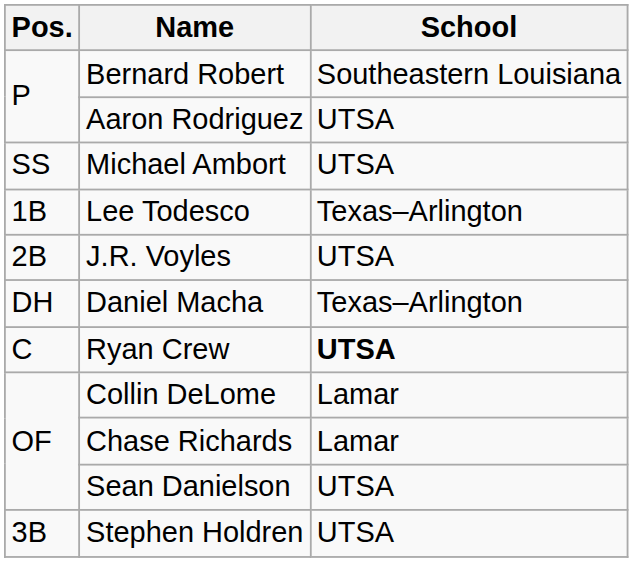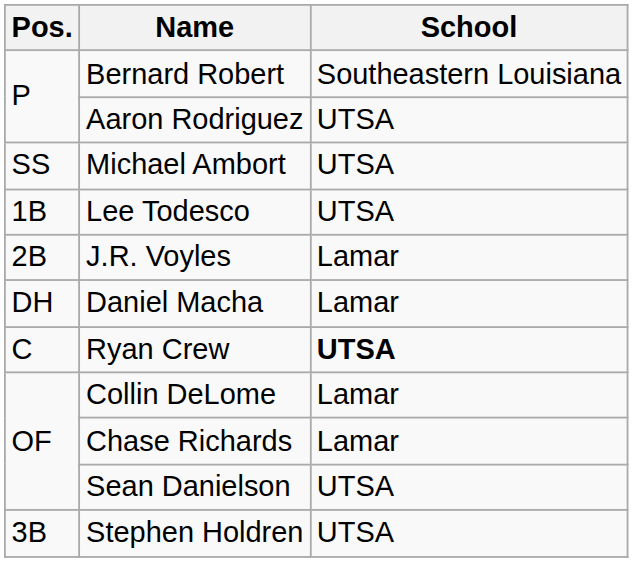(420, 211) Texas–Arlington -> (355, 211) UTSA
(355, 257) UTSA -> (358, 257) Lamar
(420, 303) Texas–Arlington -> (358, 303) Lamar
